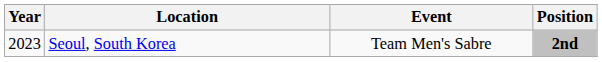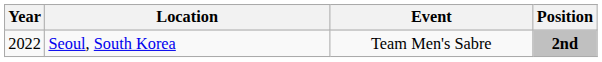(25, 43) 2023 -> (25, 43) 2022
